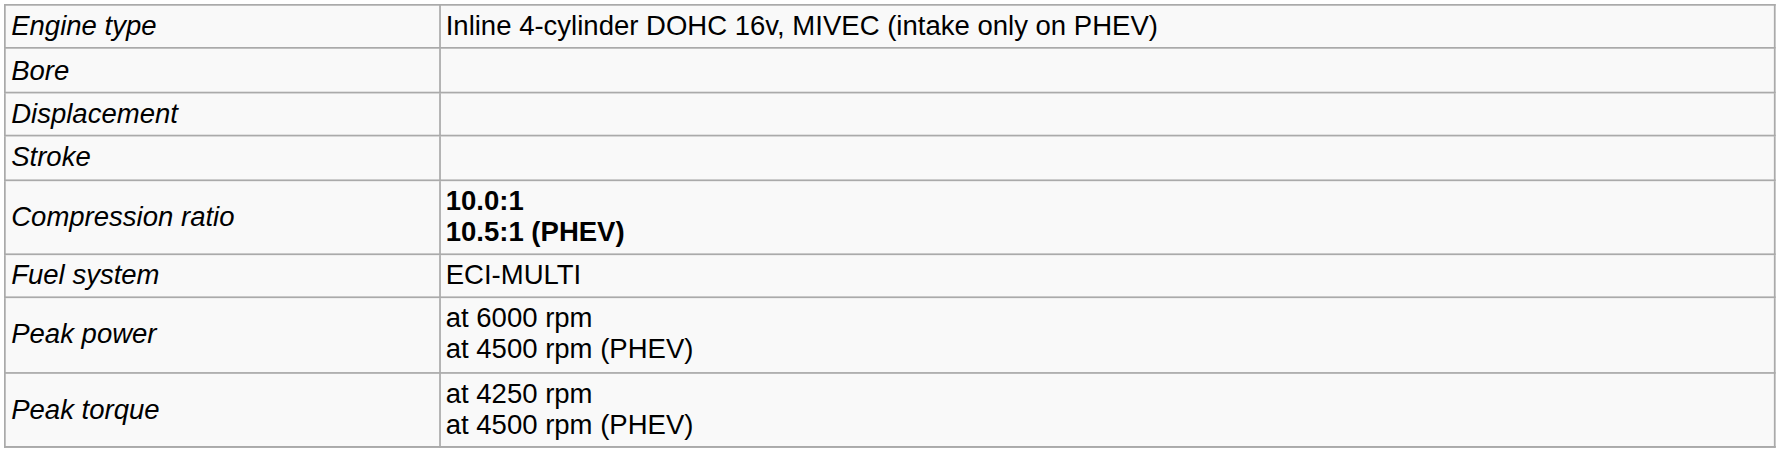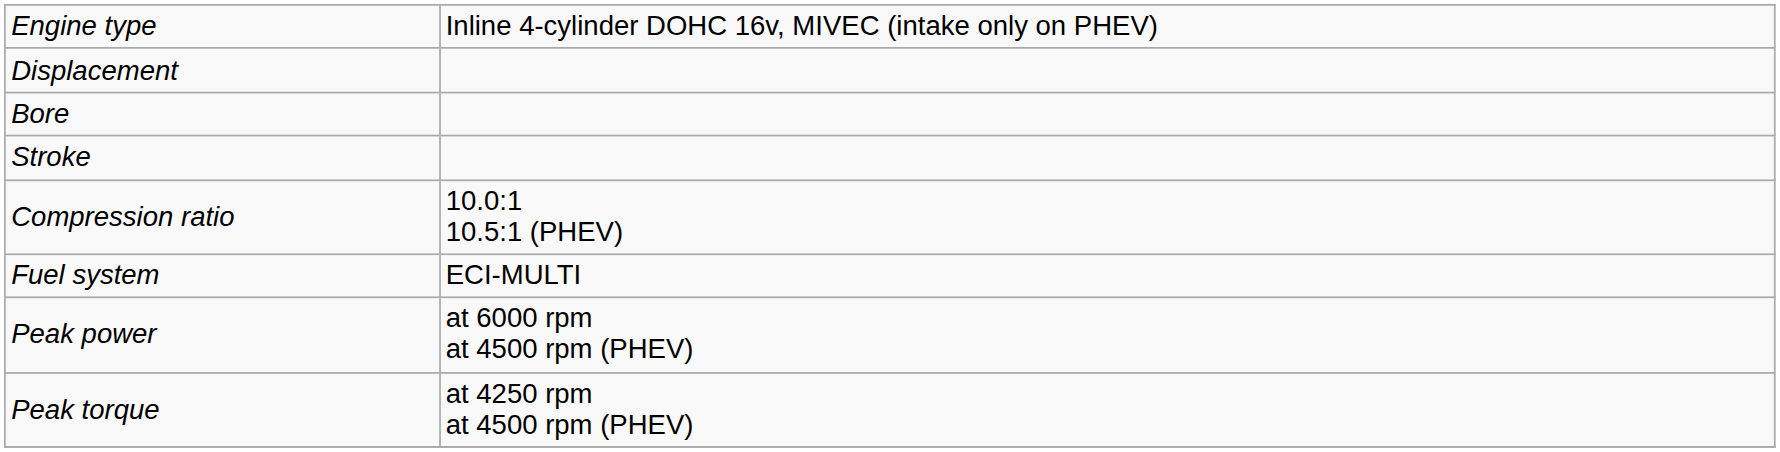rows swapped: (95, 113) <-> (40, 69)
(539, 216) bold -> (538, 216) normal
